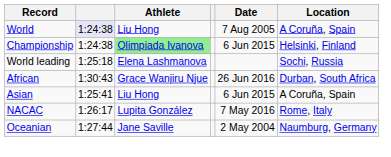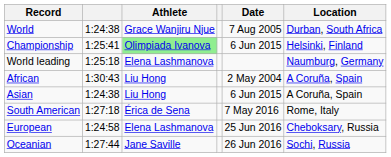(95, 29) lavender background -> (102, 29) no background
(138, 29) Liu Hong -> (170, 29) Grace Wanjiru Njue
(317, 29) A Coruña, Spain -> (334, 29) Durban, South Africa
(95, 45) 1:24:38 -> (102, 45) 1:25:41
(311, 62) Sochi, Russia -> (335, 62) Naumburg, Germany
(163, 78) Grace Wanjiru Njue -> (145, 78) Liu Hong
(246, 78) 26 Jun 2016 -> (254, 78) 2 May 2004
(327, 78) Durban, South Africa -> (324, 78) A Coruña, Spain
(95, 95) 1:25:41 -> (102, 95) 1:24:38
- row: (25, 111)
+ row: (43, 111)
+ row: (29, 128)
(248, 128) 2 May 2004 -> (253, 144) 26 Jun 2016
(328, 128) Naumburg, Germany -> (318, 144) Sochi, Russia
